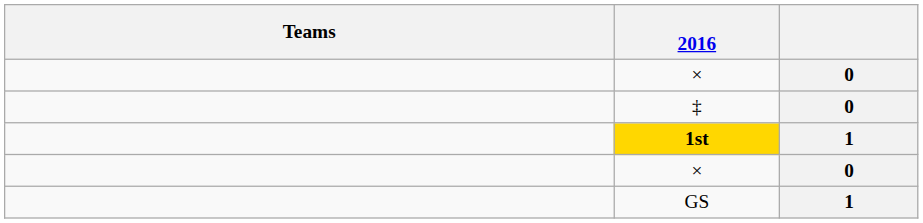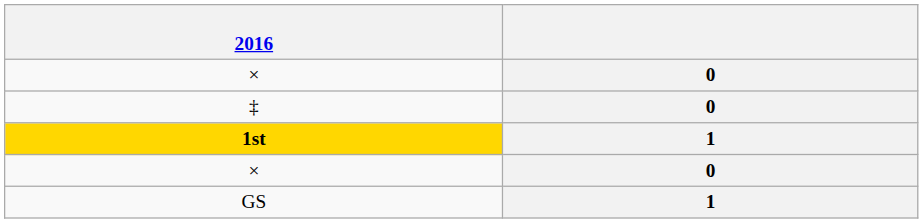- column: (309, 32)
